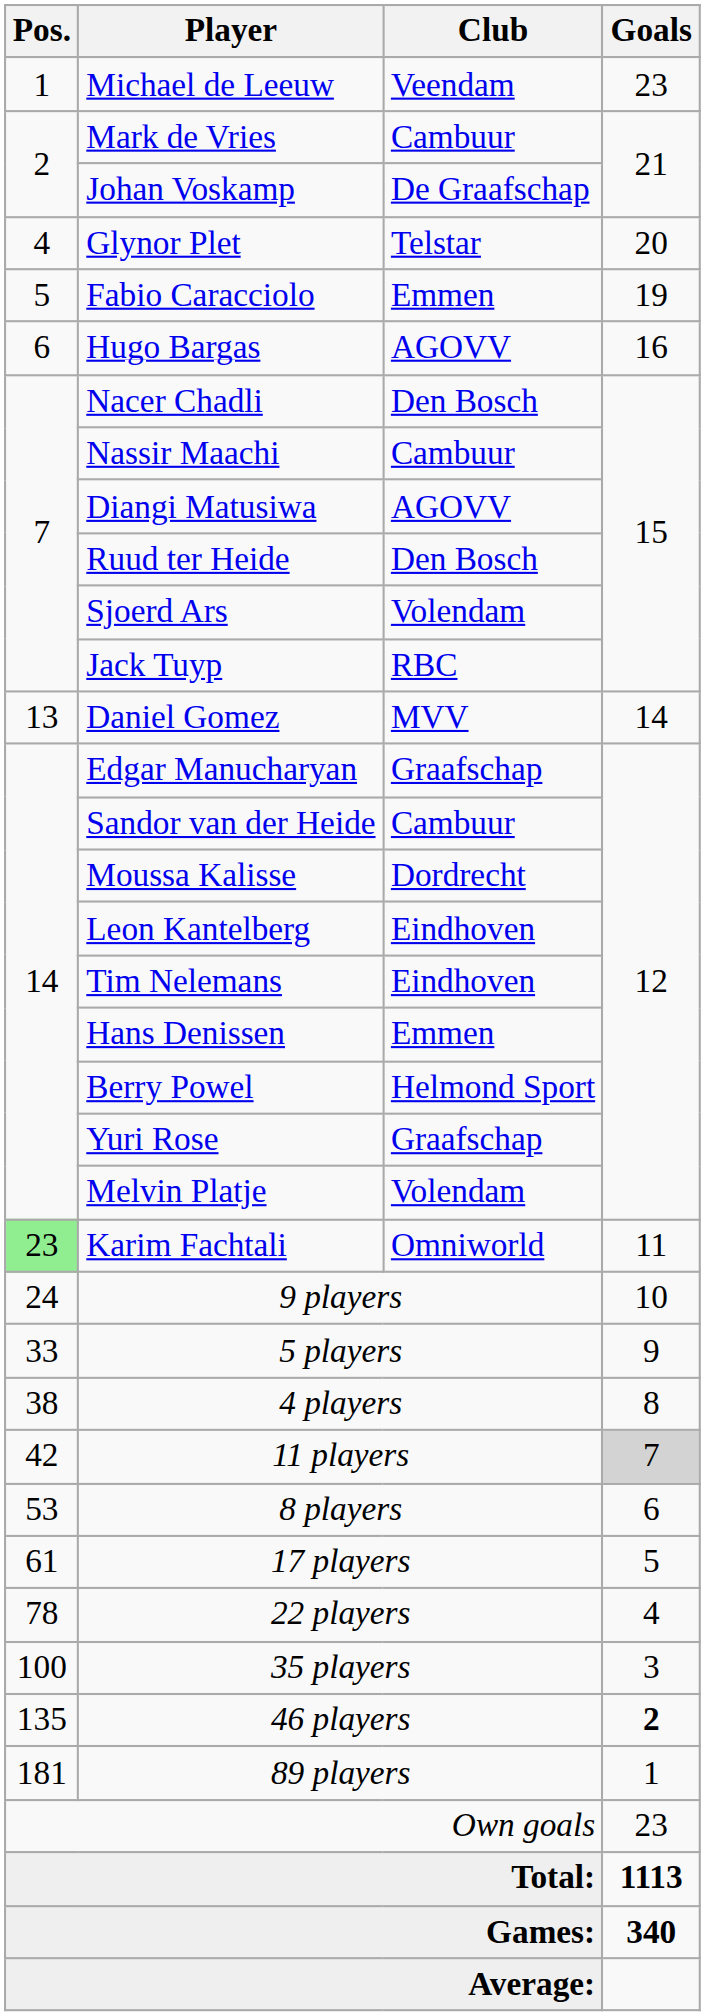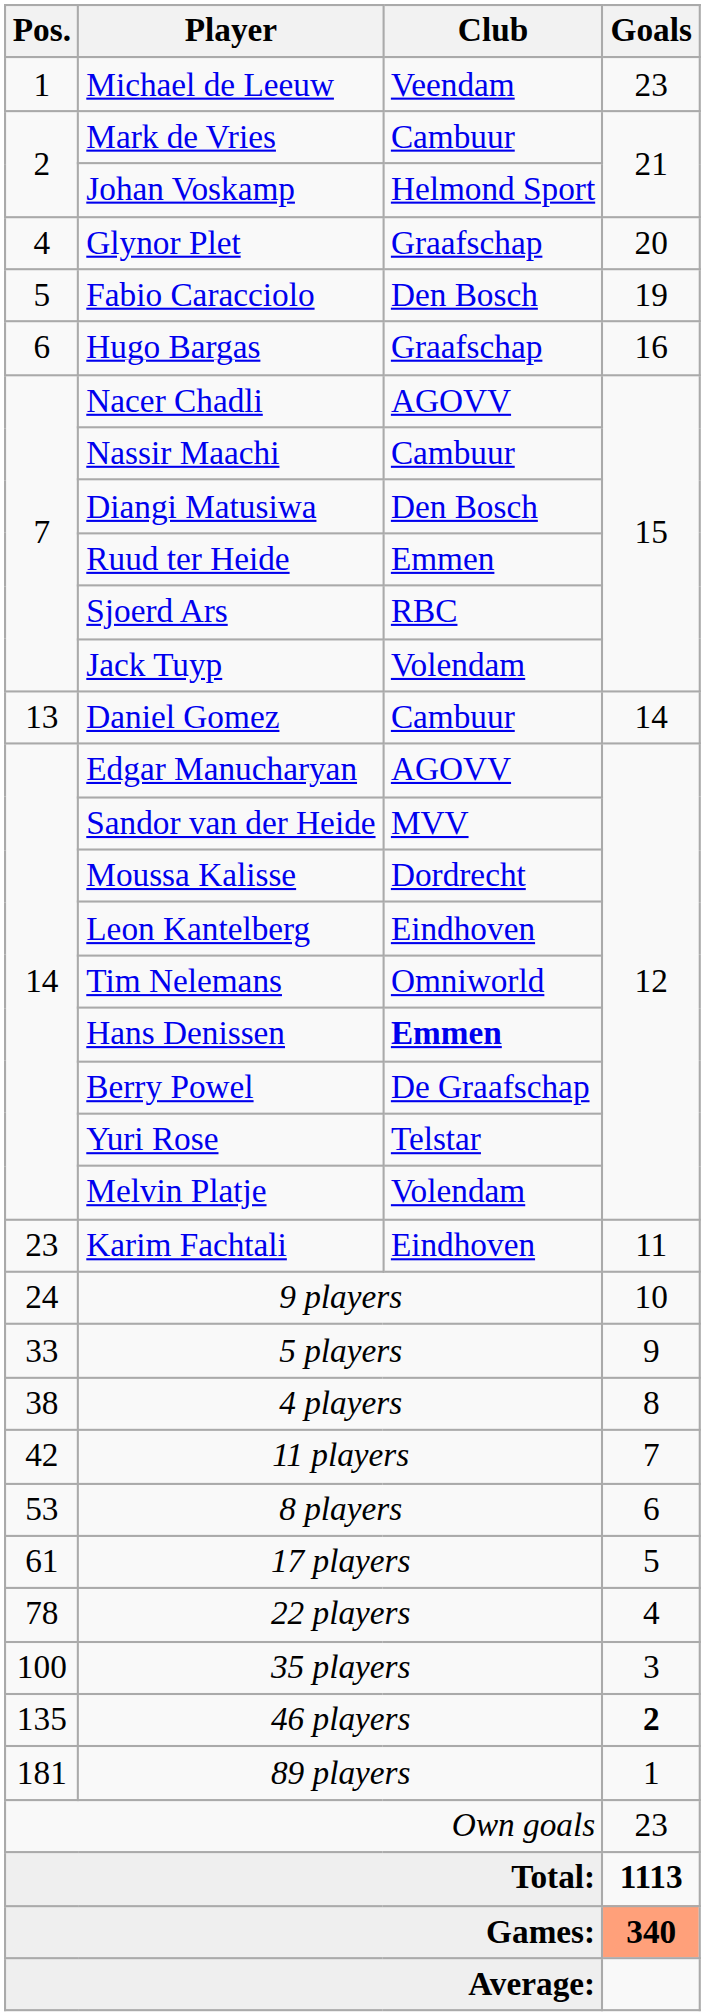(490, 189) De Graafschap -> (493, 189) Helmond Sport
(436, 242) Telstar -> (467, 242) Graafschap
(443, 294) Emmen -> (464, 294) Den Bosch
(451, 347) AGOVV -> (467, 347) Graafschap
(464, 400) Den Bosch -> (451, 400) AGOVV
(451, 505) AGOVV -> (464, 505) Den Bosch
(464, 558) Den Bosch -> (443, 558) Emmen
(458, 611) Volendam -> (424, 611) RBC
(424, 664) RBC -> (458, 664) Volendam
(430, 717) MVV -> (453, 717) Cambuur
(467, 769) Graafschap -> (451, 769) AGOVV
(453, 822) Cambuur -> (430, 822) MVV
(463, 980) Eindhoven -> (468, 980) Omniworld
(443, 1033) normal -> (446, 1033) bold
(493, 1086) Helmond Sport -> (490, 1086) De Graafschap
(467, 1139) Graafschap -> (436, 1139) Telstar
(42, 1244) lightgreen background -> (42, 1244) no background
(468, 1244) Omniworld -> (463, 1244) Eindhoven
(651, 1455) lightgrey background -> (651, 1455) no background
(651, 1930) no background -> (651, 1930) lightsalmon background
